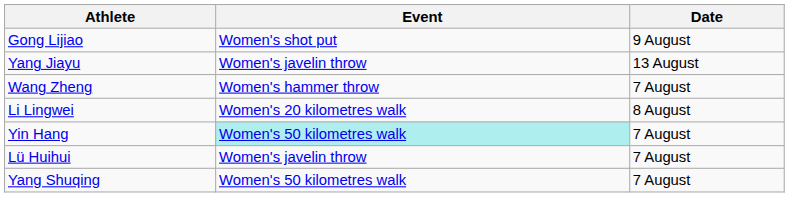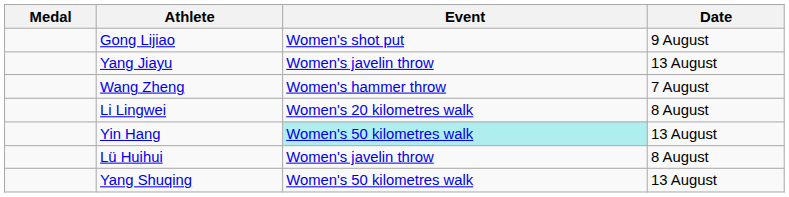+ column: (51, 17)
(662, 134) 7 August -> (684, 134) 13 August
(662, 157) 7 August -> (680, 157) 8 August
(662, 181) 7 August -> (684, 181) 13 August
